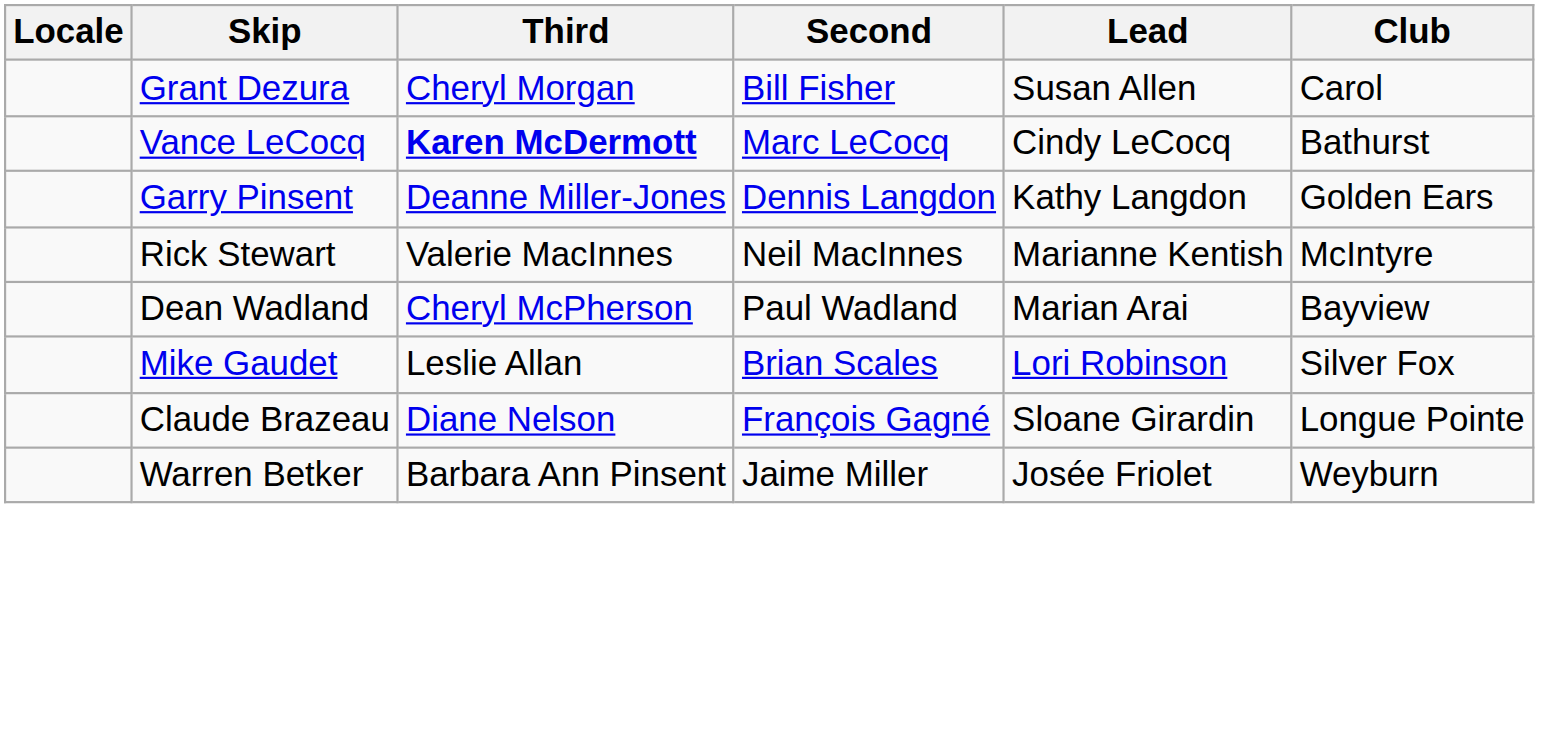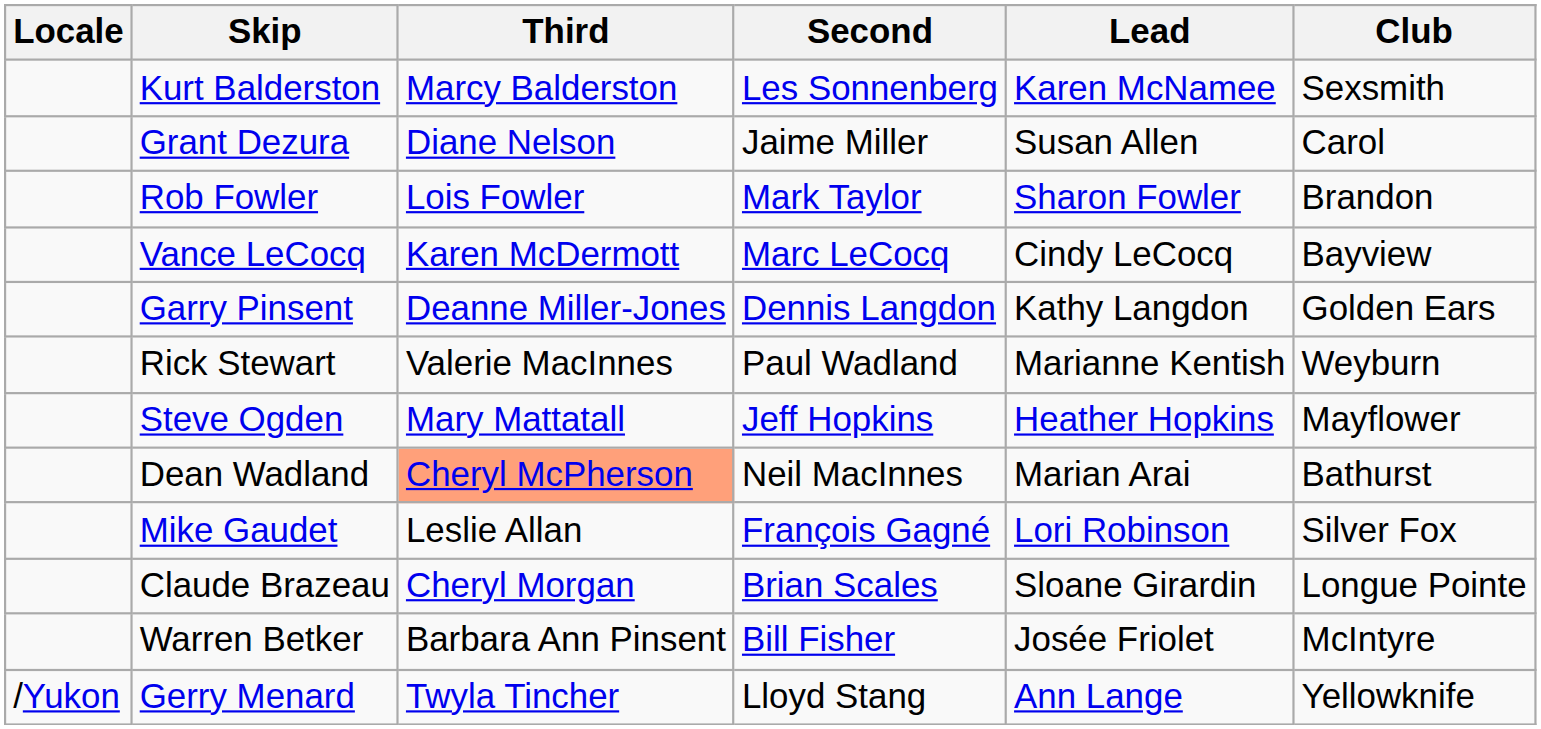+ row: (260, 87)
(520, 87) Cheryl Morgan -> (511, 142) Diane Nelson
(819, 87) Bill Fisher -> (835, 142) Jaime Miller
+ row: (229, 198)
(551, 142) bold -> (543, 253) normal
(1365, 142) Bathurst -> (1367, 253) Bayview
(852, 253) Neil MacInnes -> (850, 364) Paul Wadland
(1367, 253) McIntyre -> (1371, 364) Weyburn
+ row: (242, 419)
(549, 308) no background -> (549, 474) lightsalmon background
(850, 308) Paul Wadland -> (852, 474) Neil MacInnes
(1365, 308) Bayview -> (1367, 474) Bathurst
(840, 364) Brian Scales -> (866, 530) François Gagné
(511, 419) Diane Nelson -> (520, 585) Cheryl Morgan
(866, 419) François Gagné -> (840, 585) Brian Scales
(835, 474) Jaime Miller -> (819, 640) Bill Fisher
(1369, 474) Weyburn -> (1368, 640) McIntyre
+ row: (247, 695)
